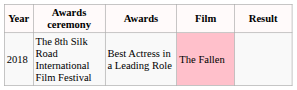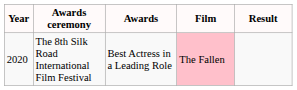(17, 59) 2018 -> (17, 59) 2020
